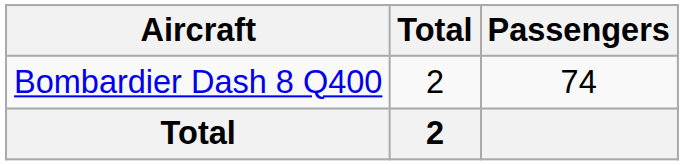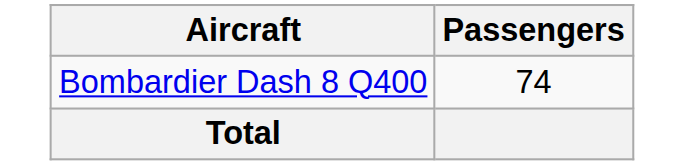- column: (435, 30)
